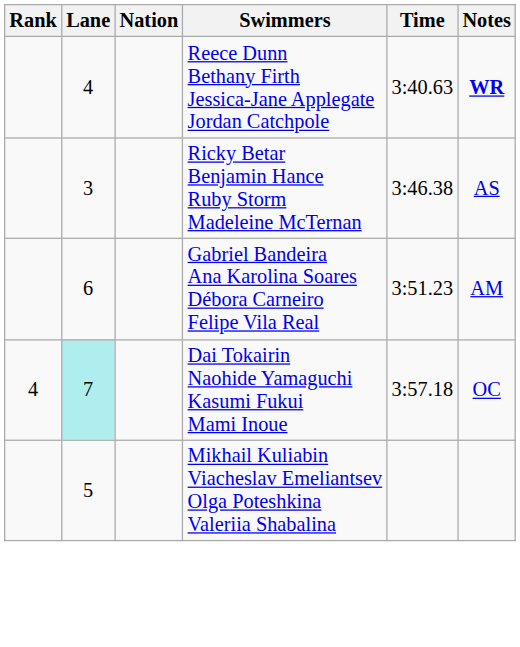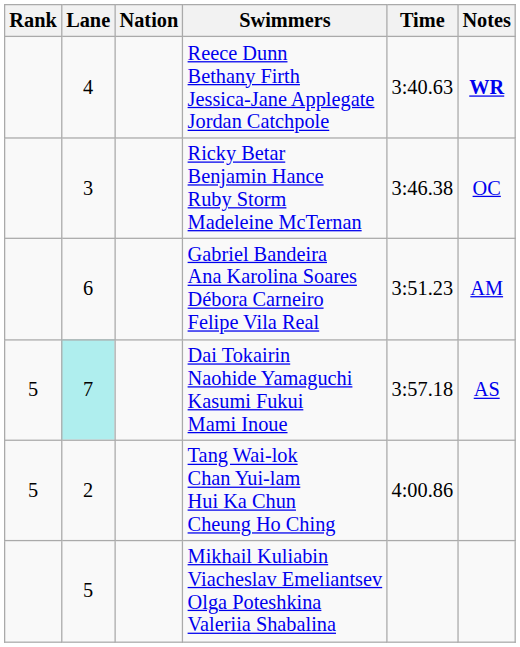(487, 187) AS -> (487, 187) OC
(33, 389) 4 -> (33, 389) 5
(487, 389) OC -> (487, 389) AS
+ row: (262, 490)
